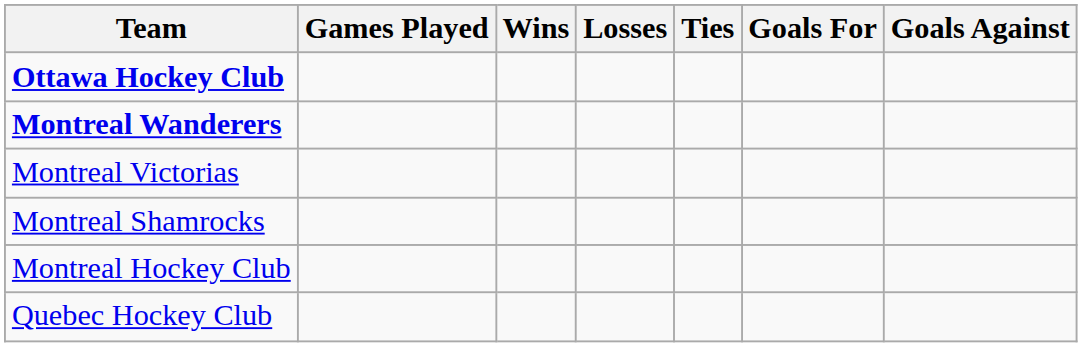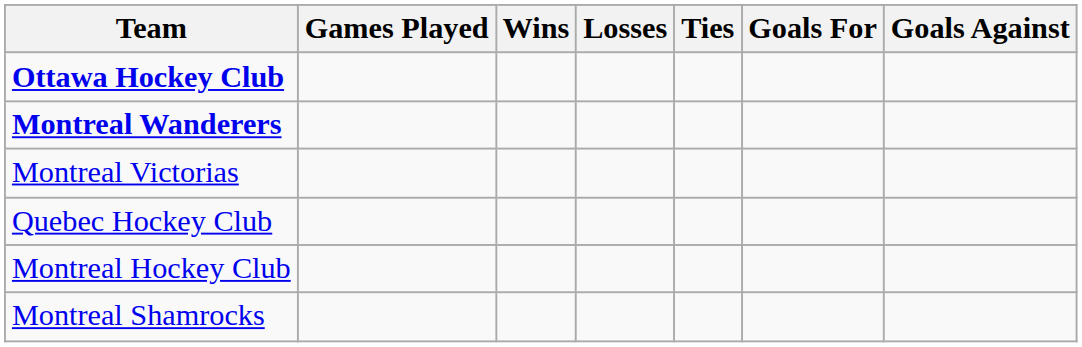rows swapped: (142, 316) <-> (138, 220)
